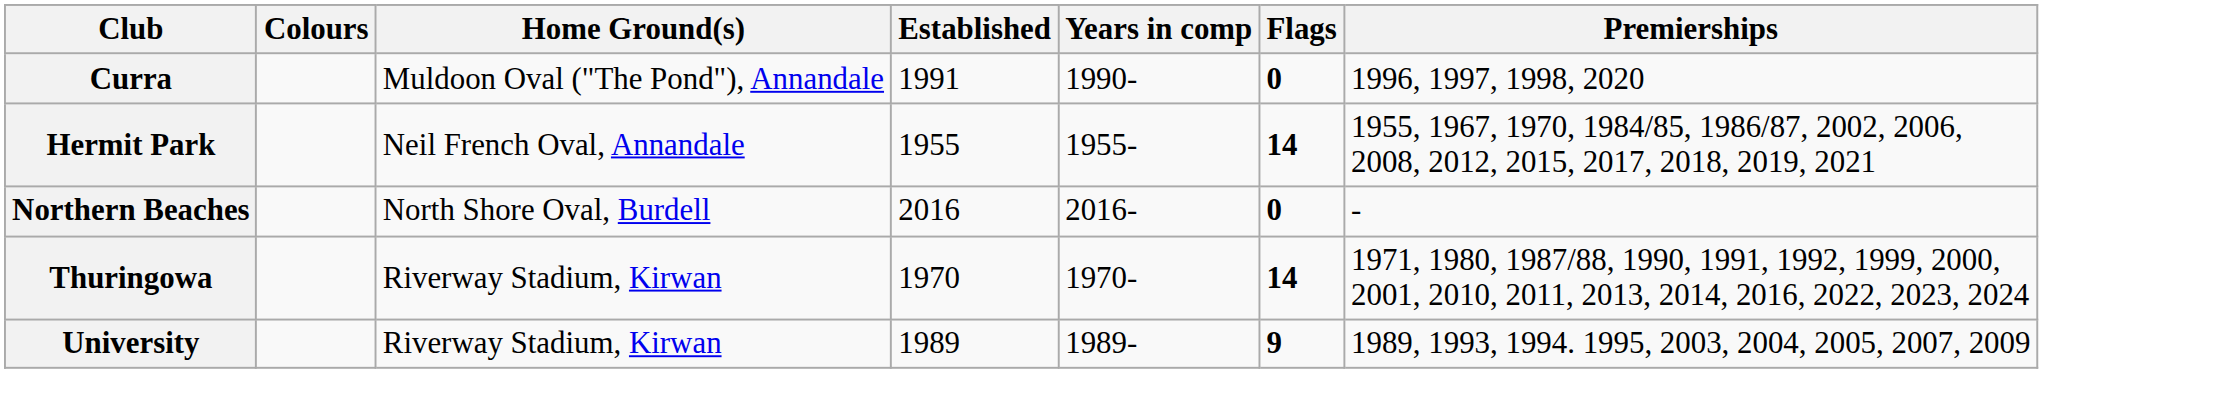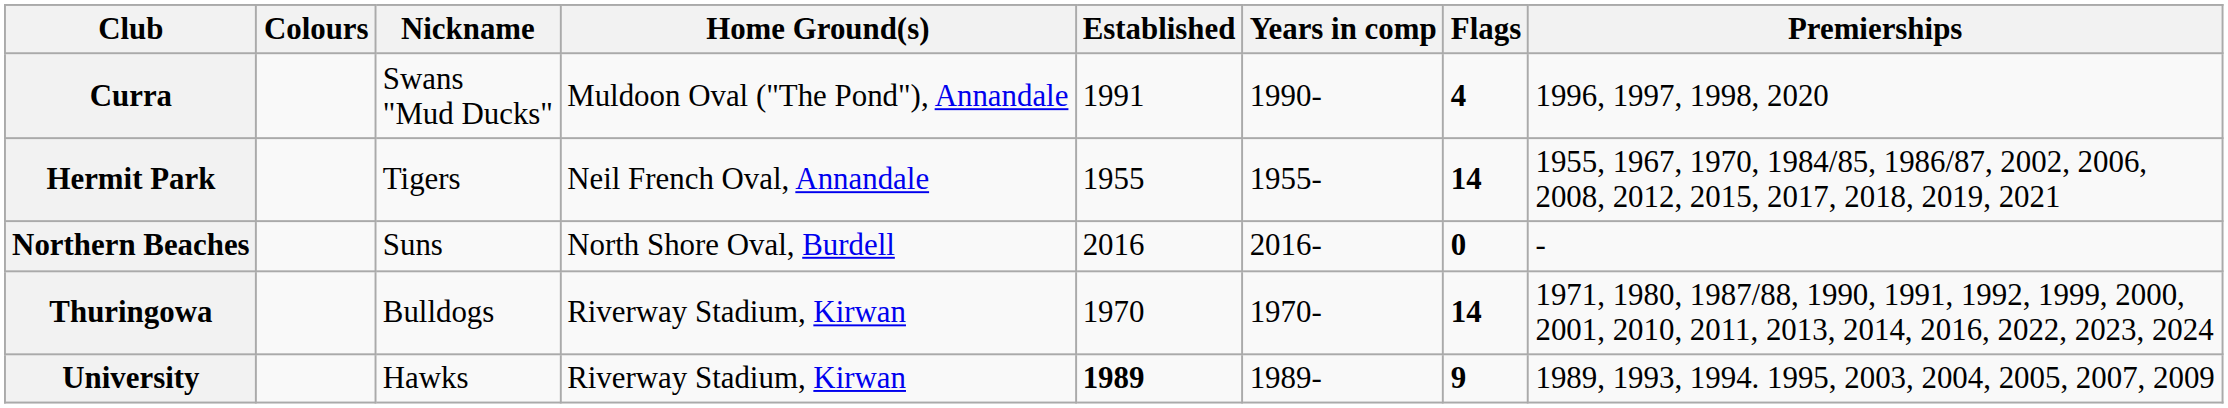+ column: (468, 28)
(1274, 77) 0 -> (1459, 95) 4
(929, 343) normal -> (1114, 378) bold
